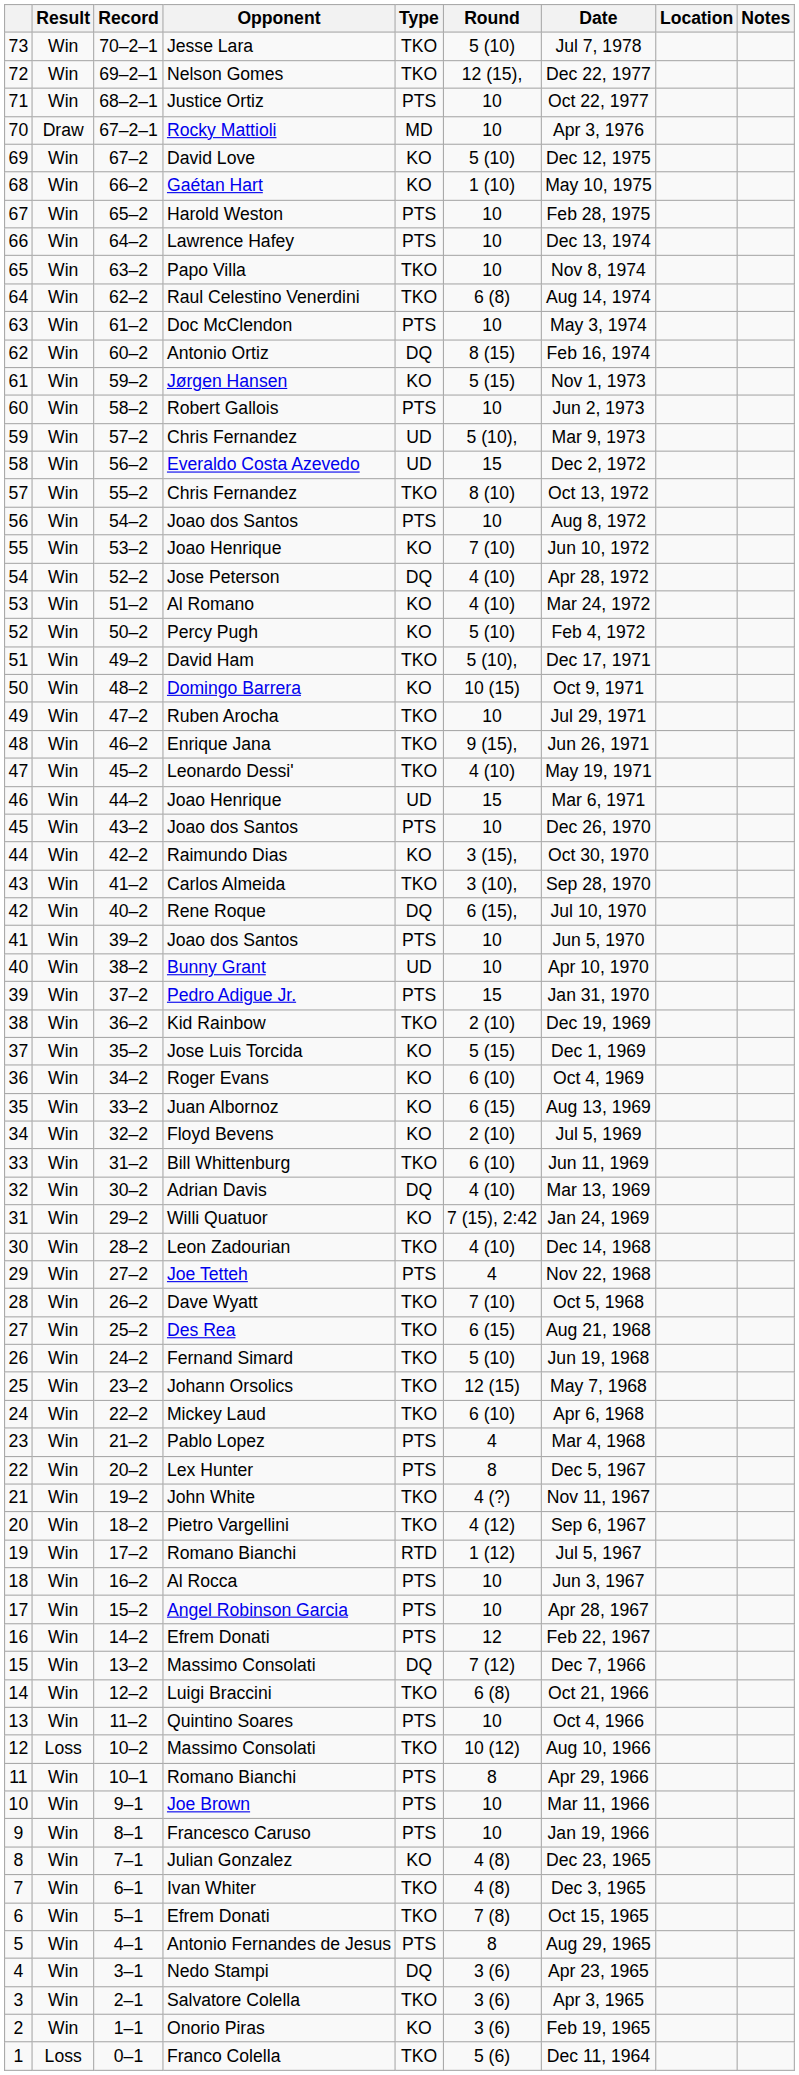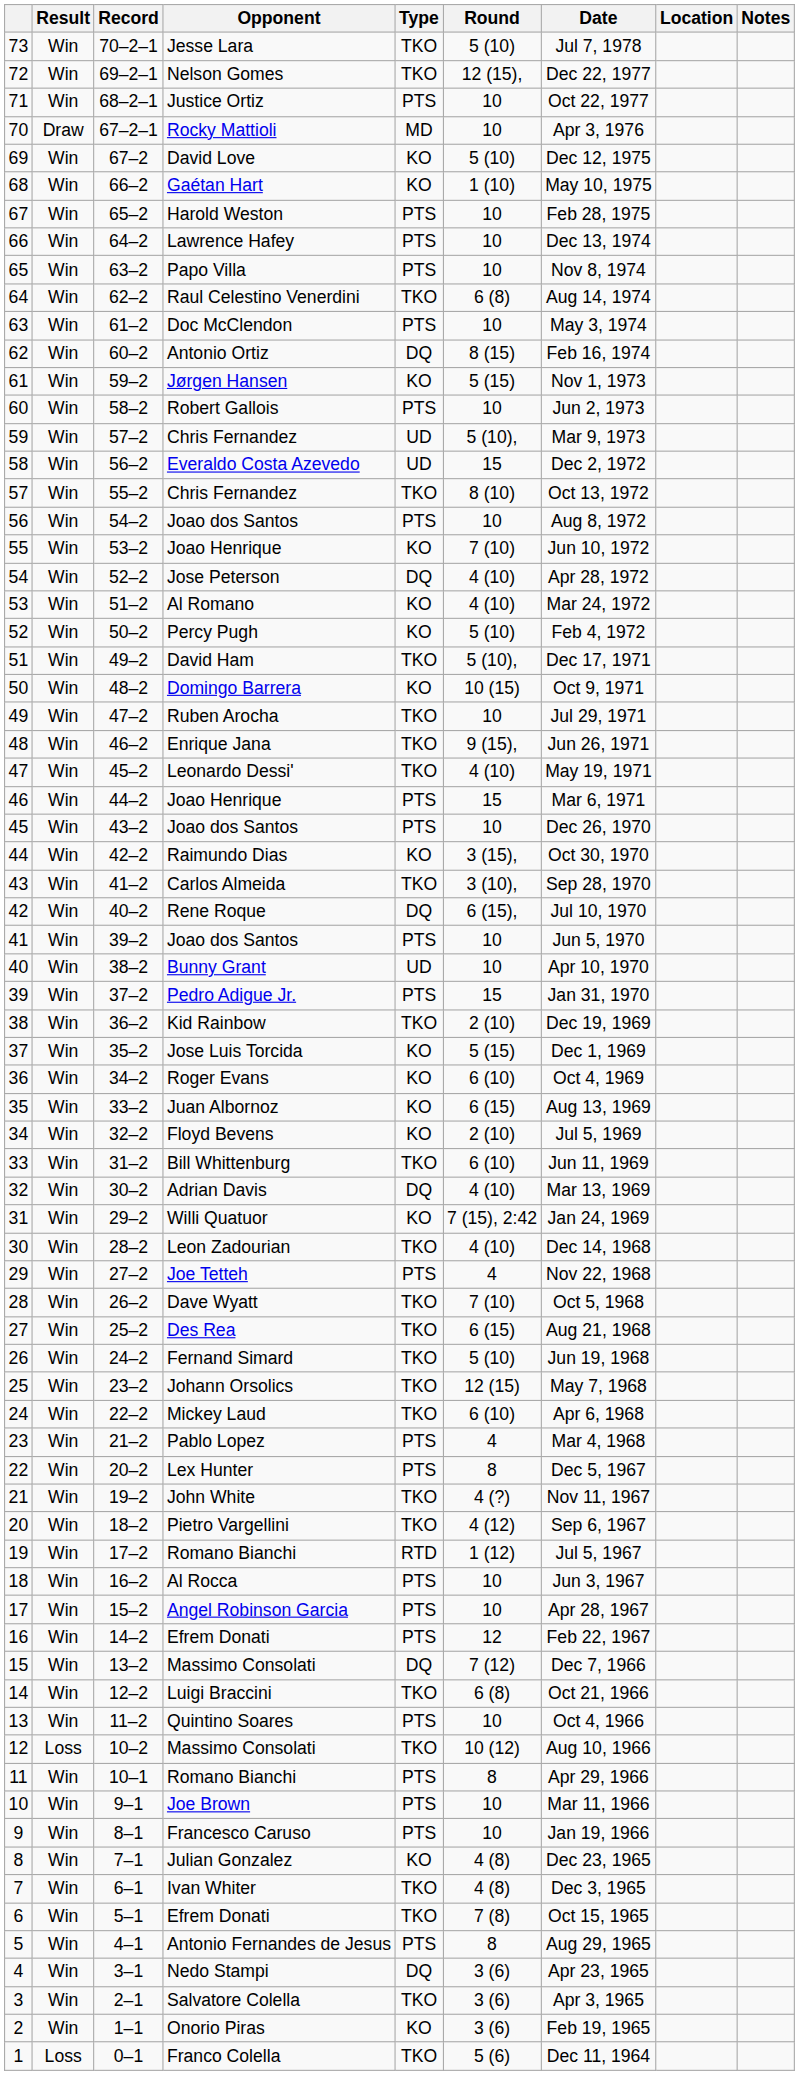(419, 269) TKO -> (419, 269) PTS
(419, 800) UD -> (419, 800) PTS
